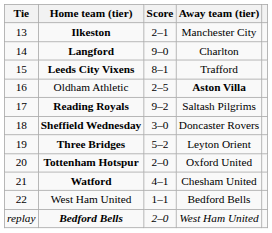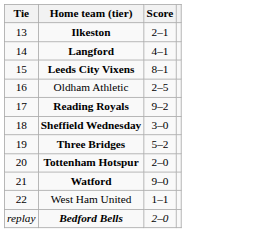- column: (219, 13)
(160, 50) 9–0 -> (160, 50) 4–1
(160, 181) 4–1 -> (160, 181) 9–0
